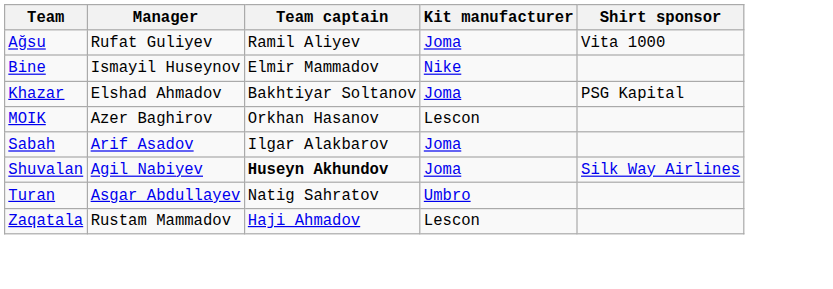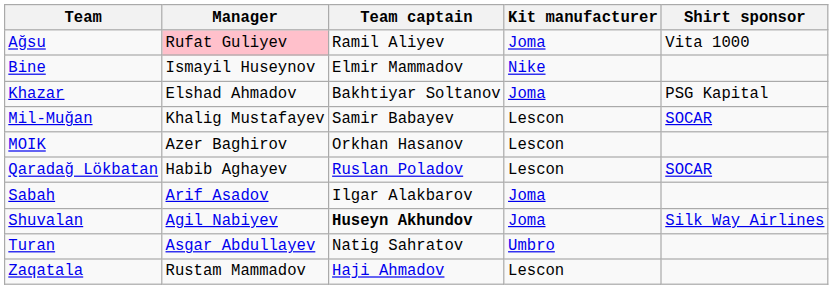(151, 43) no background -> (226, 43) pink background
+ row: (50, 119)
+ row: (83, 170)
